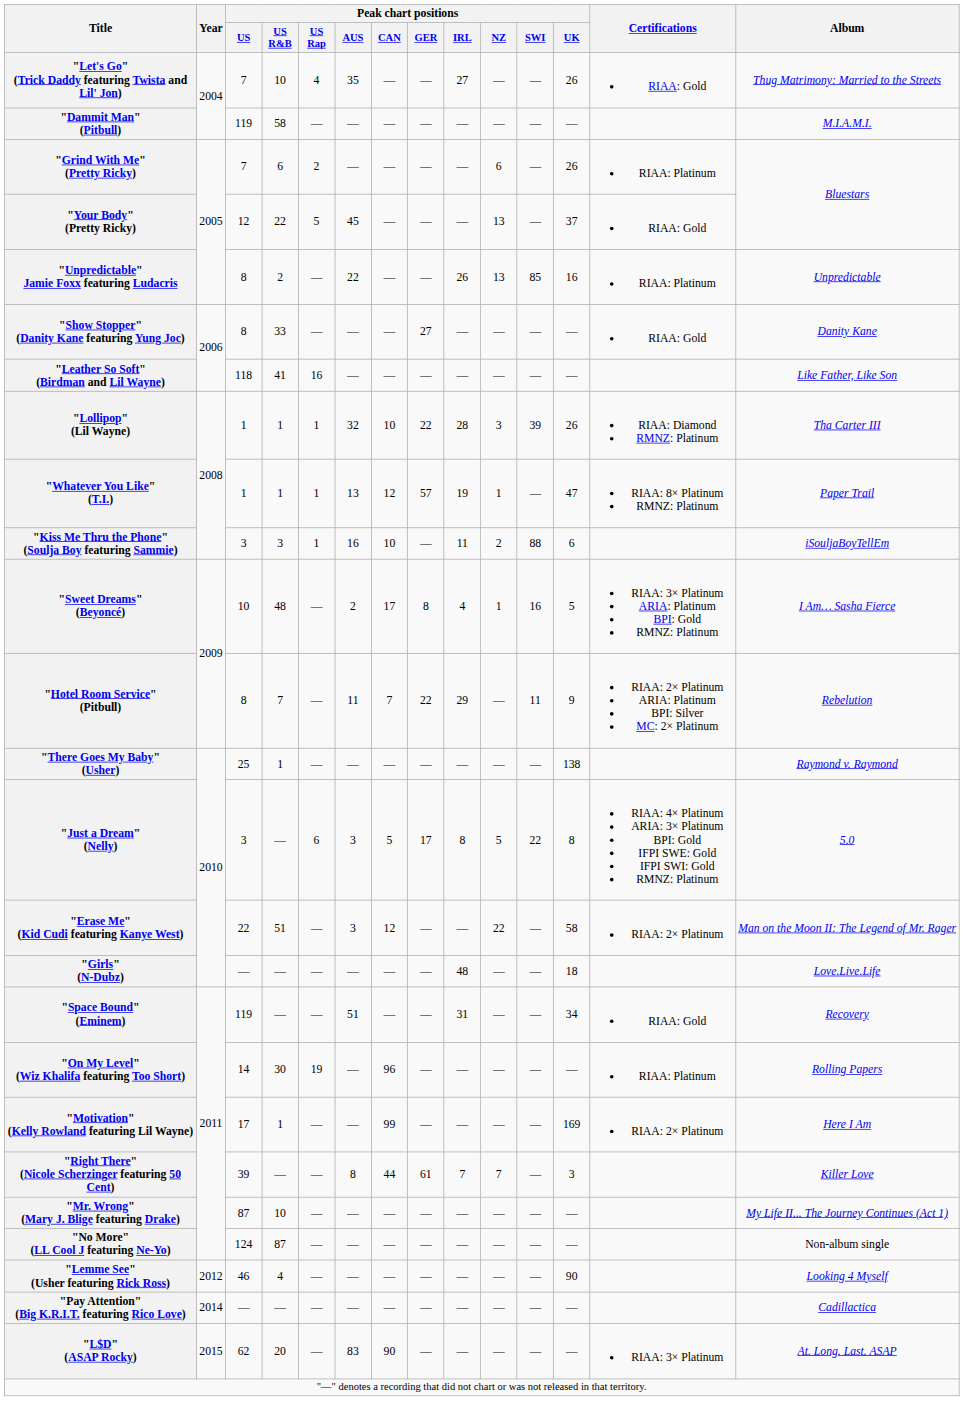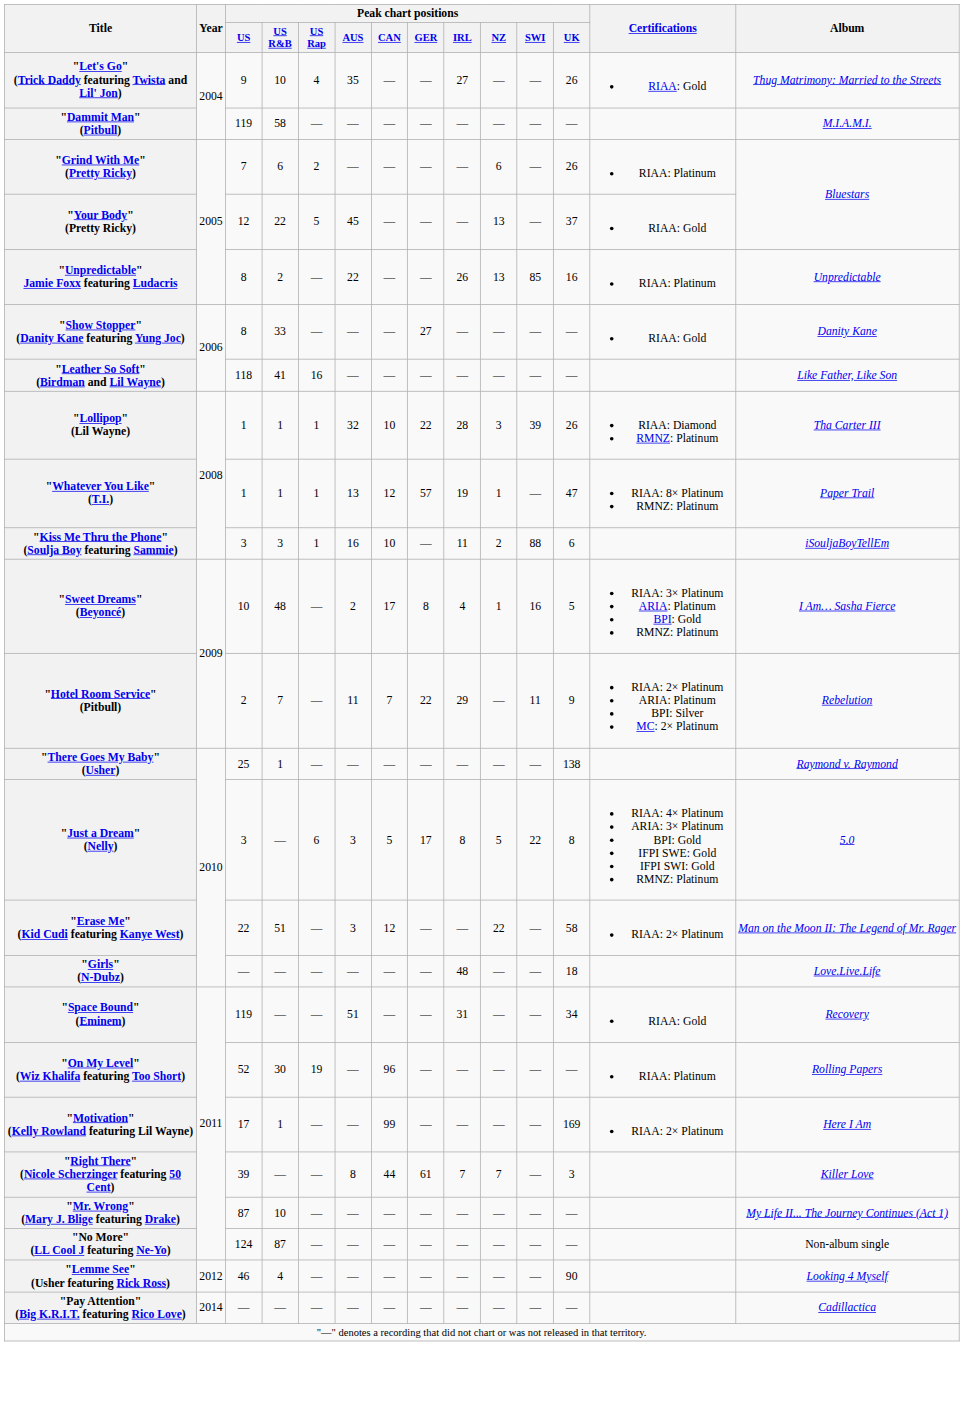(244, 80) 7 -> (244, 80) 9
(244, 700) 8 -> (244, 700) 2
(244, 1069) 14 -> (244, 1069) 52
- row: (100, 1351)
